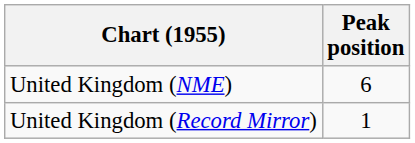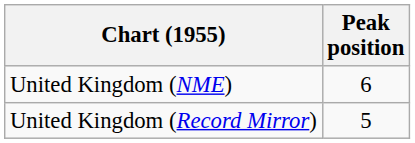(366, 120) 1 -> (366, 120) 5
